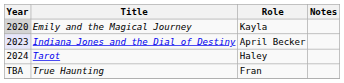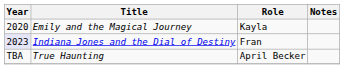(17, 27) lightgrey background -> (17, 27) no background
(273, 41) April Becker -> (251, 41) Fran
- row: (46, 56)
(251, 71) Fran -> (273, 56) April Becker
